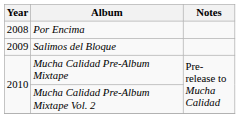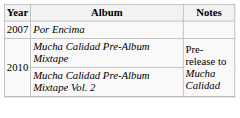(18, 30) 2008 -> (18, 30) 2007
- row: (75, 47)
